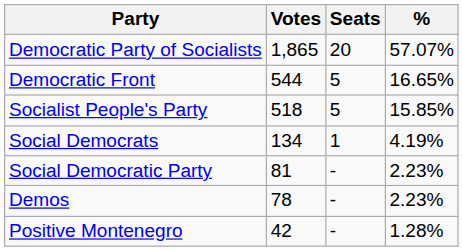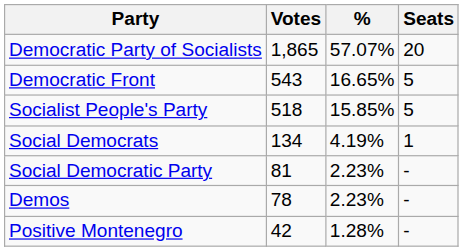columns swapped: (422, 19) <-> (355, 19)
(287, 79) 544 -> (287, 79) 543
